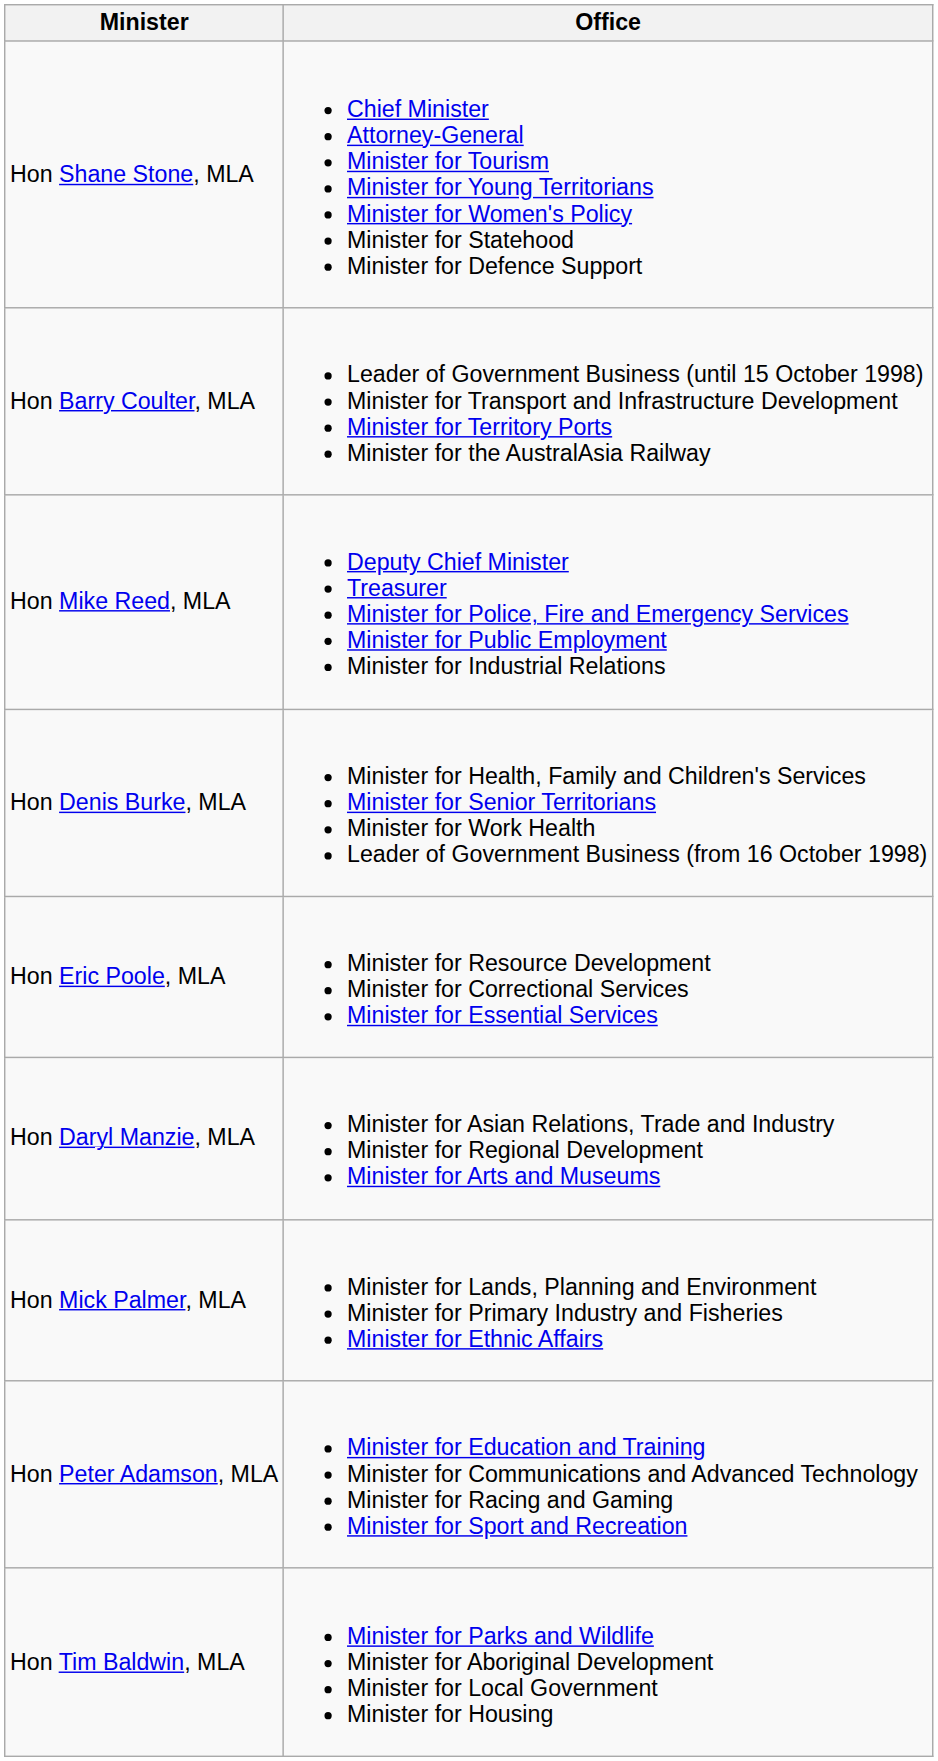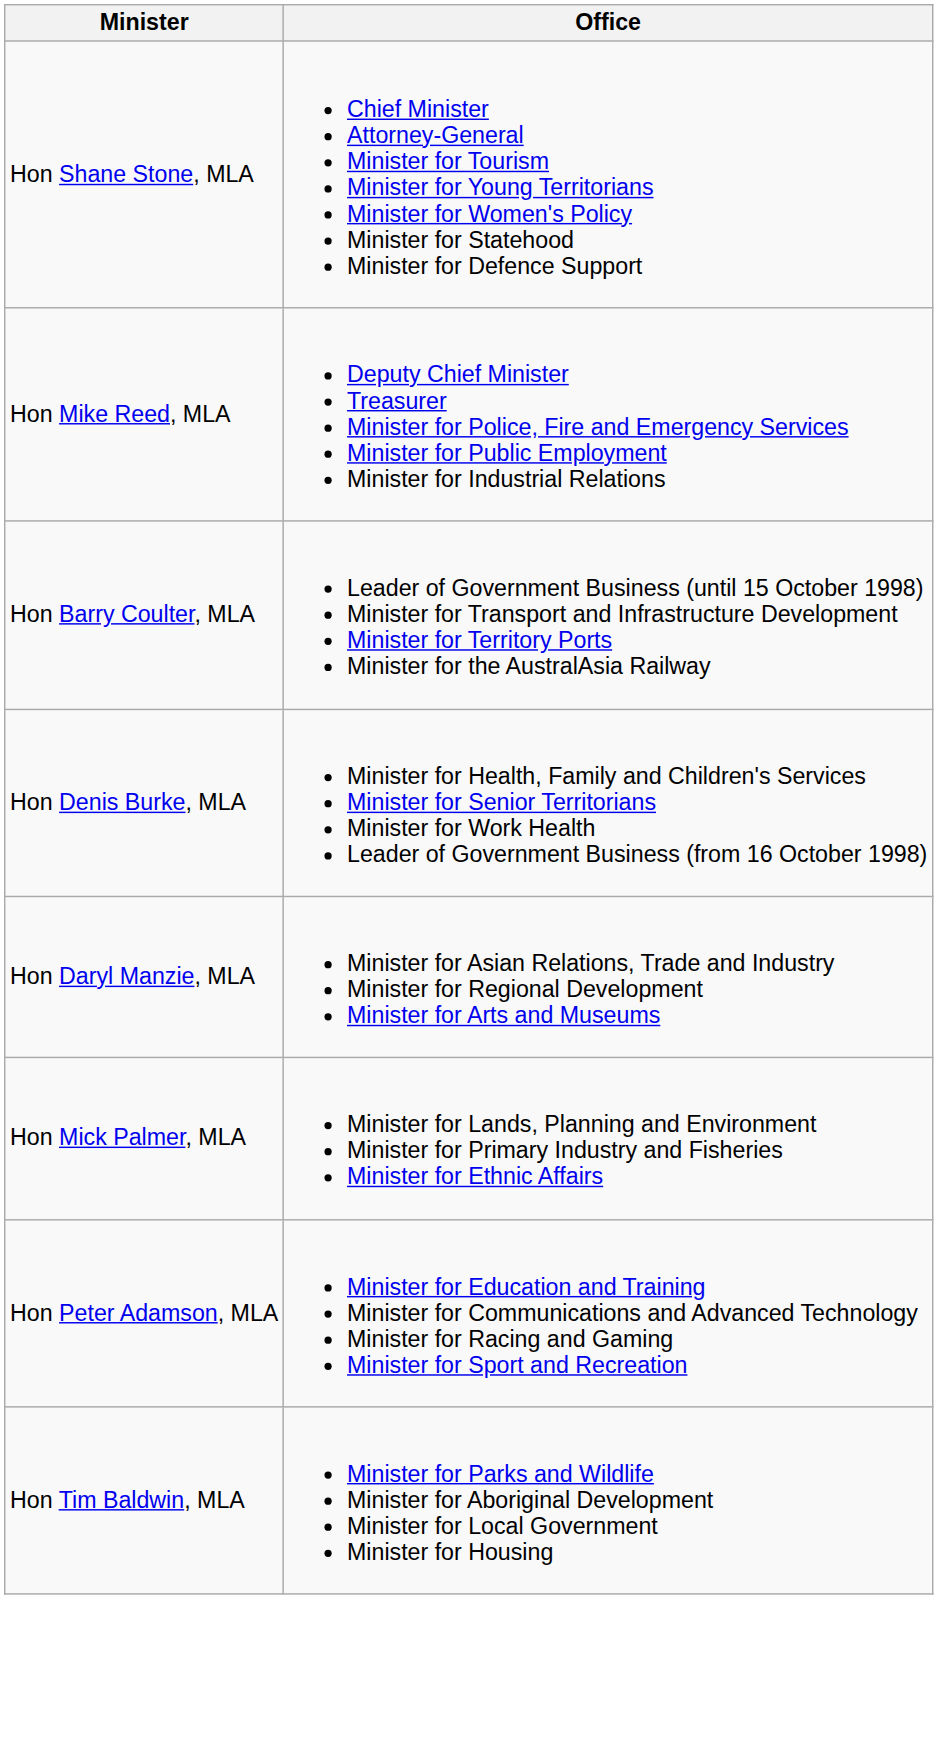rows swapped: (120, 601) <-> (133, 400)
- row: (118, 976)
